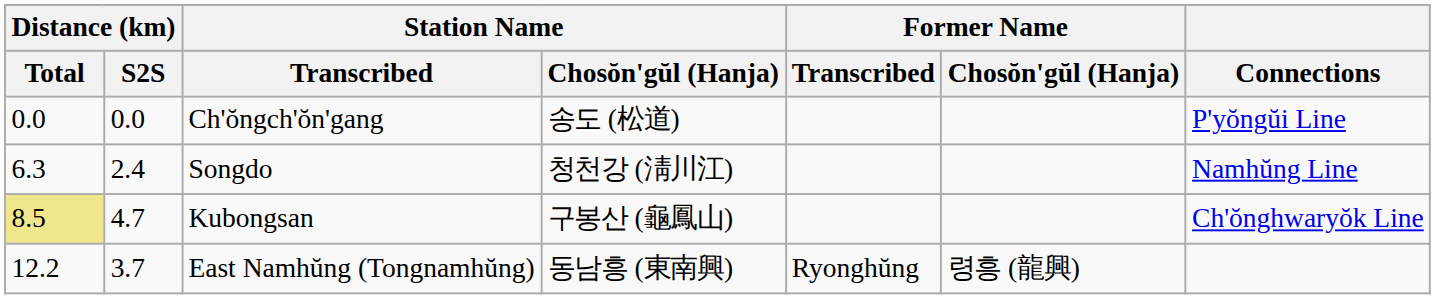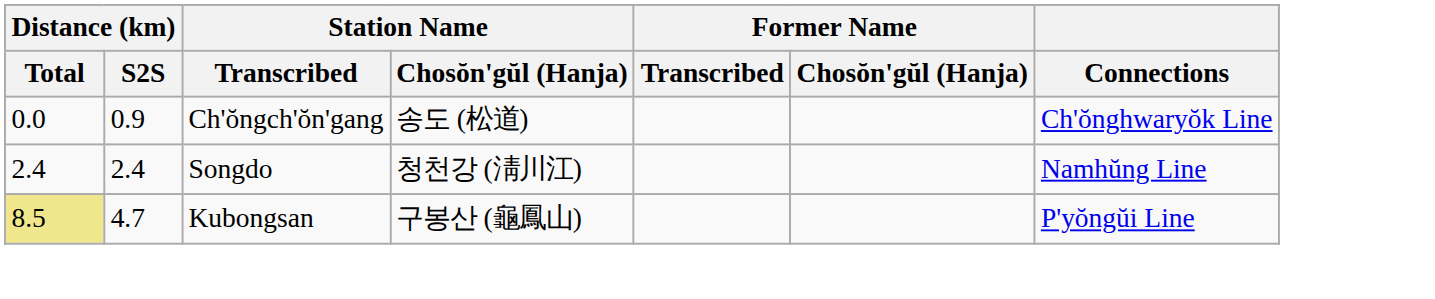(128, 120) 0.0 -> (128, 120) 0.9
(1269, 120) P'yŏngŭi Line -> (1157, 120) Ch'ŏnghwaryŏk Line
(29, 169) 6.3 -> (29, 169) 2.4
(1308, 218) Ch'ŏnghwaryŏk Line -> (1118, 218) P'yŏngŭi Line
- row: (362, 267)
